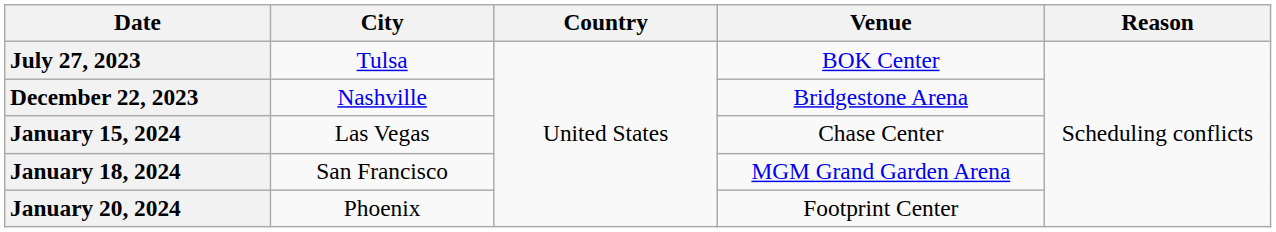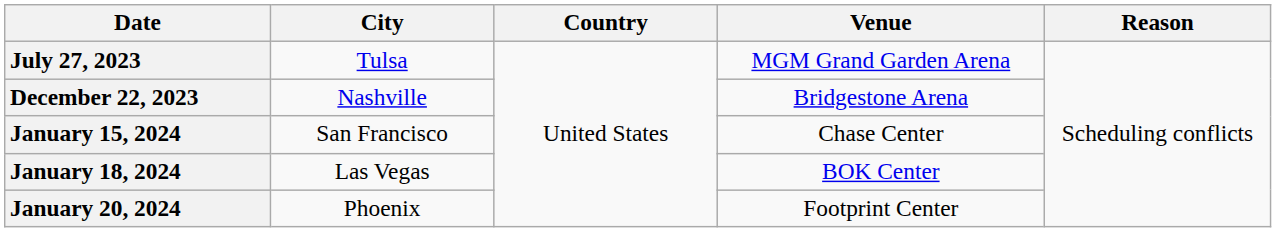(881, 60) BOK Center -> (881, 60) MGM Grand Garden Arena
(382, 134) Las Vegas -> (382, 134) San Francisco
(382, 171) San Francisco -> (382, 171) Las Vegas
(881, 171) MGM Grand Garden Arena -> (881, 171) BOK Center
